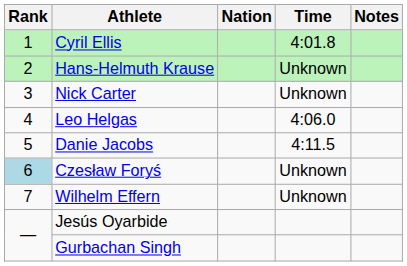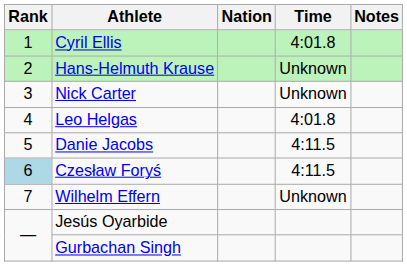(313, 119) 4:06.0 -> (313, 119) 4:01.8
(313, 171) Unknown -> (313, 171) 4:11.5
